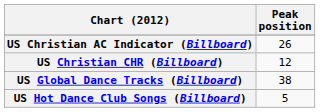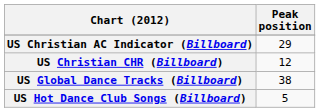(285, 44) 26 -> (285, 44) 29
